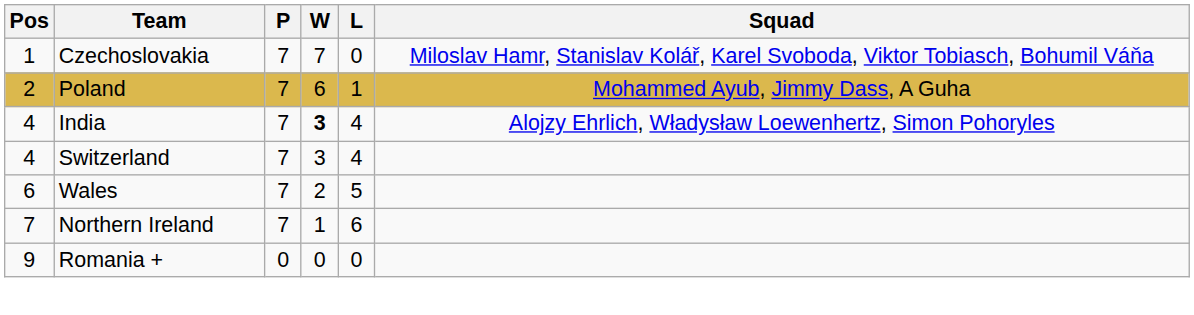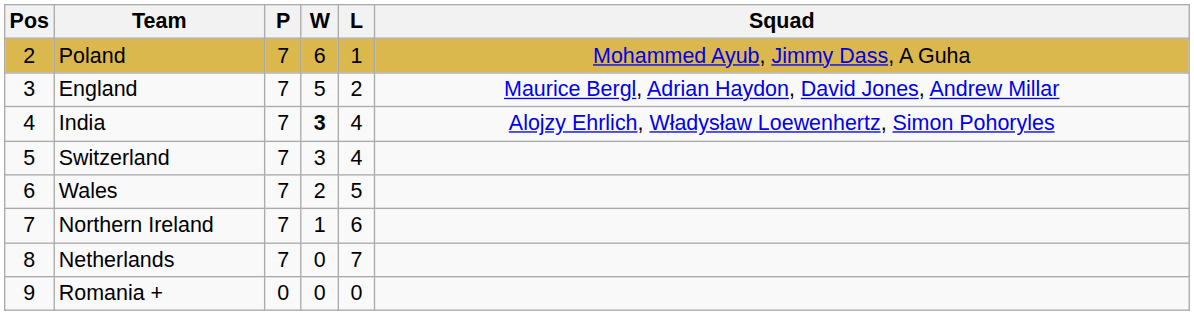- row: (134, 55)
+ row: (98, 89)
(29, 157) 4 -> (29, 157) 5
+ row: (117, 259)
